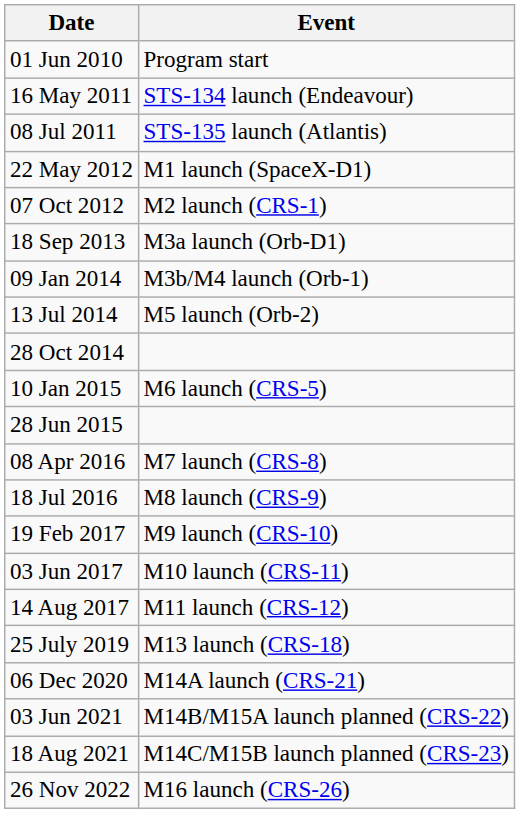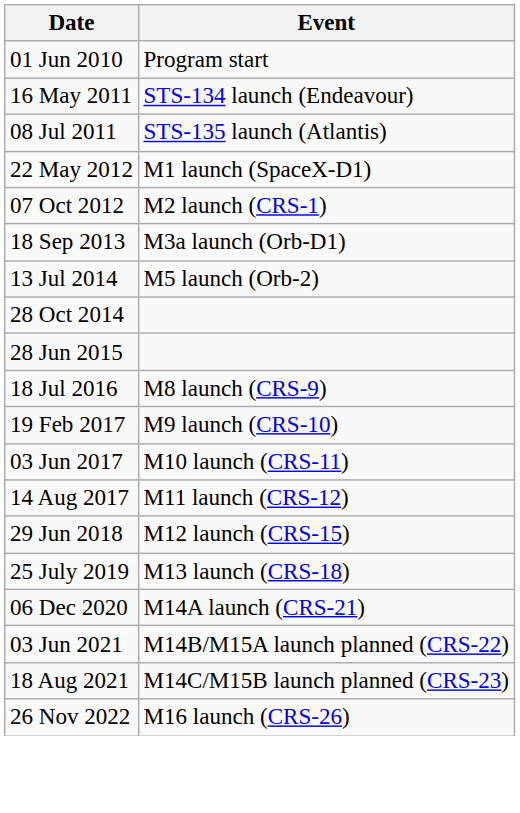- row: (66, 278)
- row: (66, 388)
- row: (68, 461)
+ row: (66, 534)
